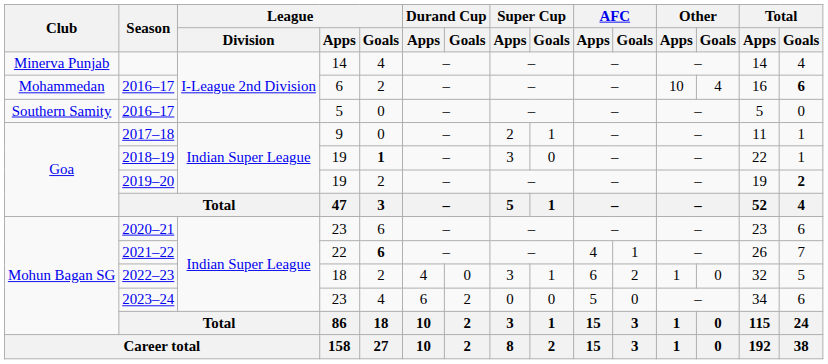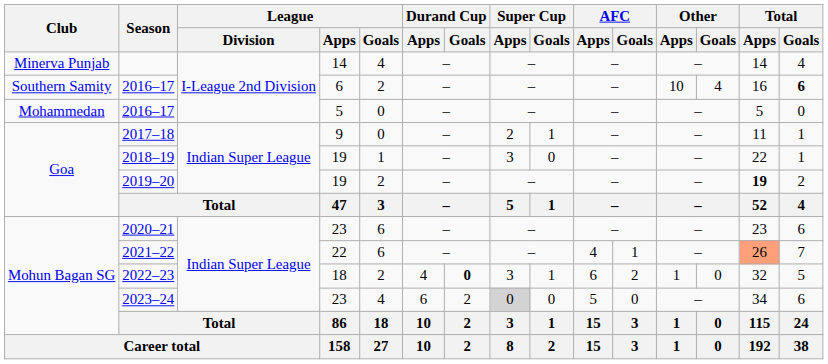(62, 87) Mohammedan -> (62, 87) Southern Samity
(62, 110) Southern Samity -> (62, 110) Mohammedan
(381, 157) bold -> (381, 157) normal
(760, 181) normal -> (760, 181) bold
(801, 181) bold -> (801, 181) normal
(381, 252) bold -> (381, 252) normal
(760, 252) no background -> (760, 252) lightsalmon background
(467, 275) normal -> (467, 275) bold
(510, 299) no background -> (510, 299) lightgrey background
